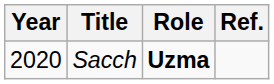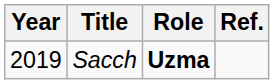(36, 59) 2020 -> (36, 59) 2019
